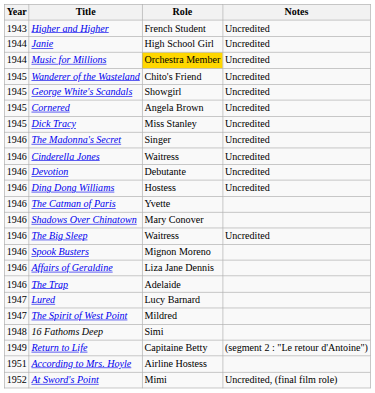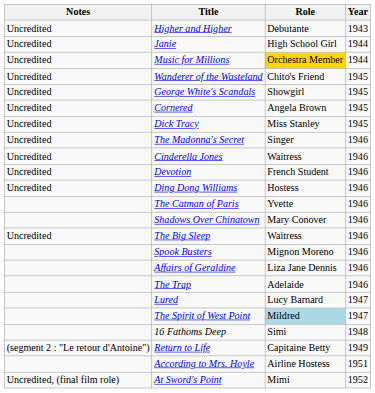columns swapped: (17, 12) <-> (296, 12)
(175, 28) French Student -> (288, 28) Debutante
(165, 172) Debutante -> (298, 172) French Student
(161, 316) no background -> (284, 316) lightblue background
